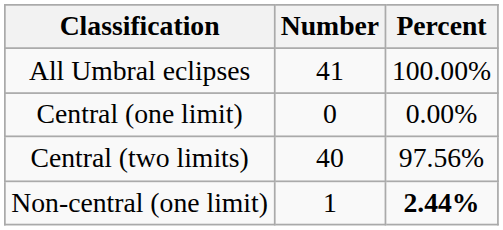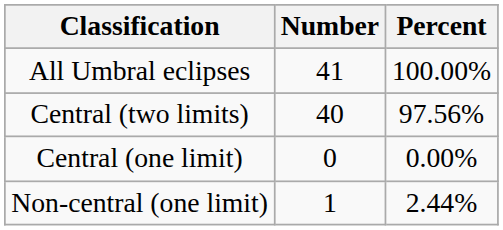rows swapped: (140, 158) <-> (140, 114)
(441, 202) bold -> (441, 202) normal
